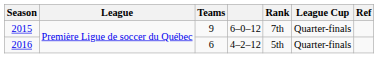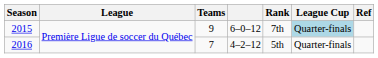(323, 28) no background -> (323, 28) lightblue background
(211, 45) 6 -> (211, 45) 7
